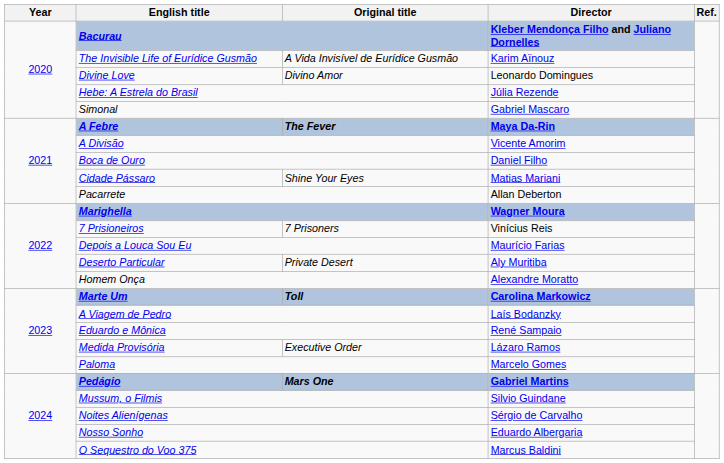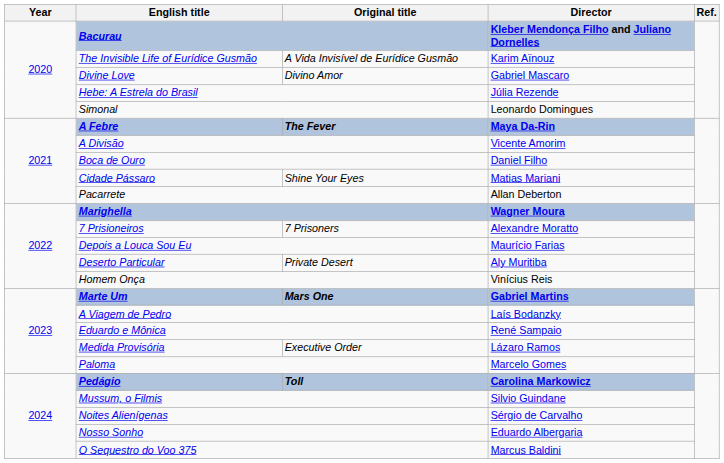(542, 76) Leonardo Domingues -> (530, 76) Gabriel Mascaro
(530, 110) Gabriel Mascaro -> (542, 110) Leonardo Domingues
(522, 229) Vinícius Reis -> (534, 229) Alexandre Moratto
(534, 280) Alexandre Moratto -> (522, 280) Vinícius Reis
(294, 297) Toll -> (309, 297) Mars One
(541, 297) Carolina Markowicz -> (530, 297) Gabriel Martins
(309, 382) Mars One -> (294, 382) Toll
(530, 382) Gabriel Martins -> (541, 382) Carolina Markowicz
